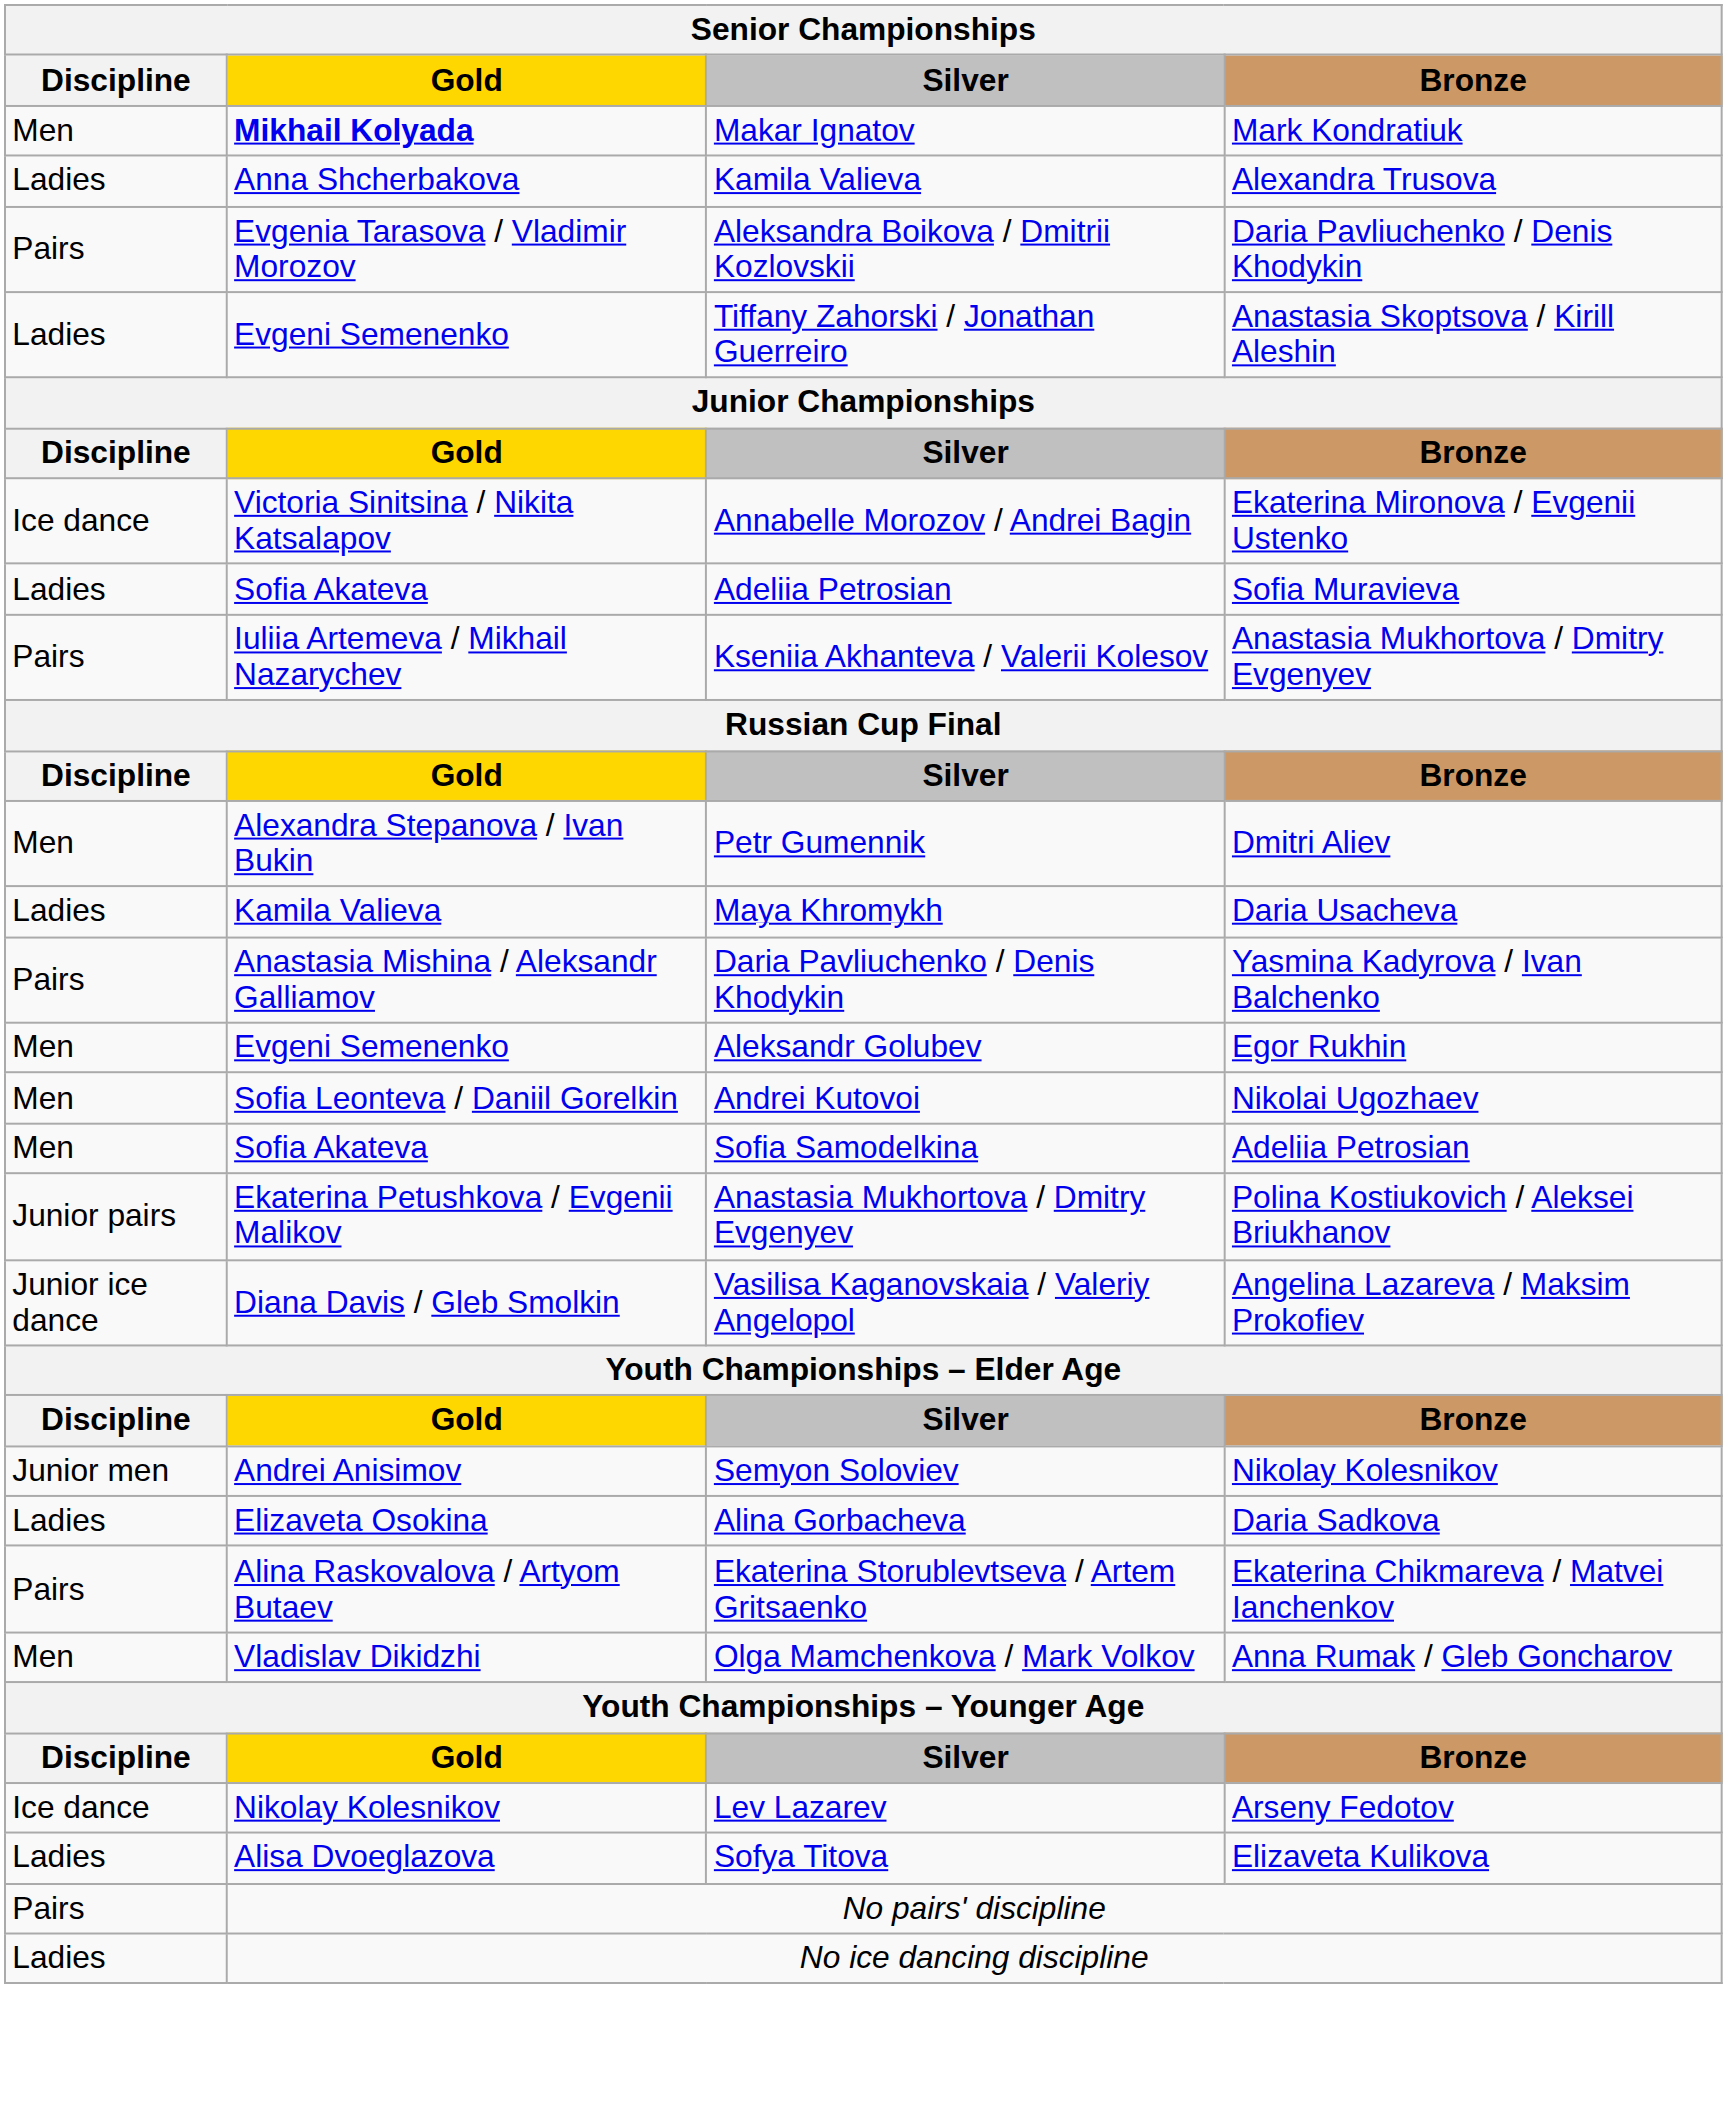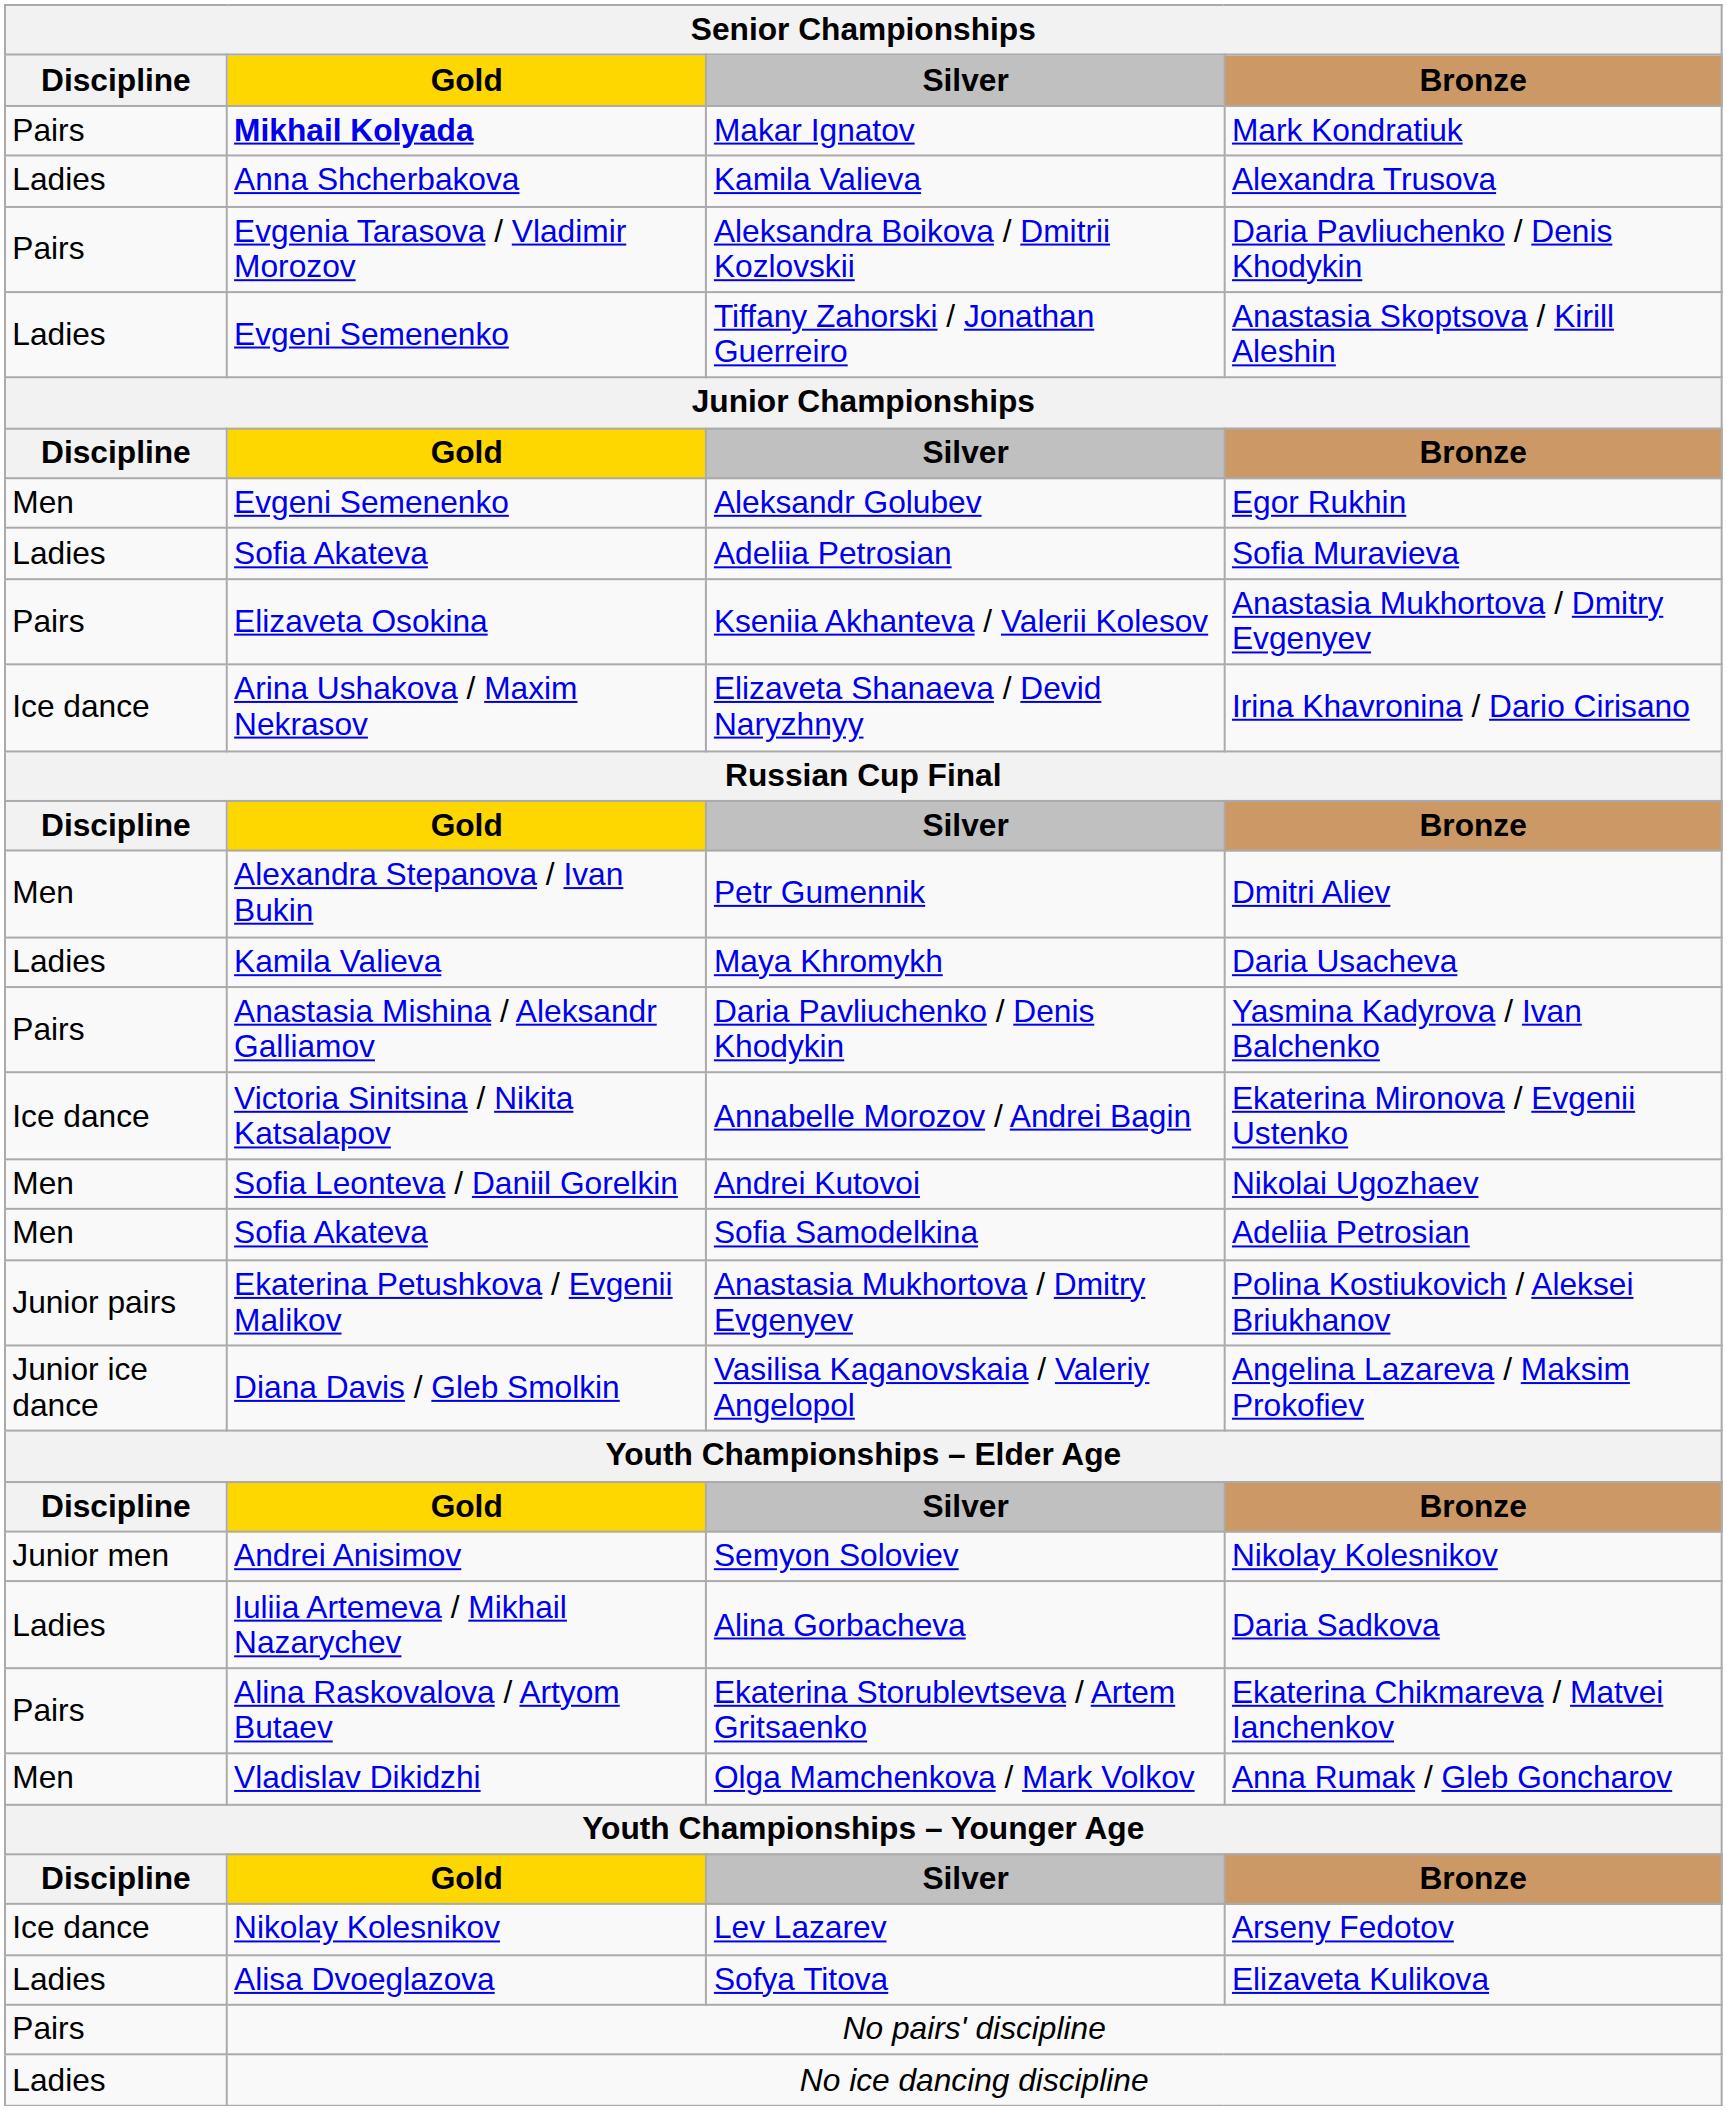(43, 130) Men -> (48, 130) Pairs
rows swapped: (848, 1047) <-> (953, 520)
(401, 656) Iuliia Artemeva / Mikhail Nazarychev -> (361, 621) Elizaveta Osokina
+ row: (908, 707)
(361, 1520) Elizaveta Osokina -> (401, 1624) Iuliia Artemeva / Mikhail Nazarychev
